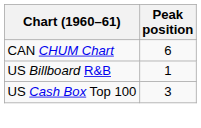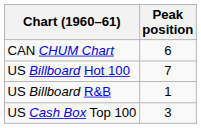+ row: (69, 71)
